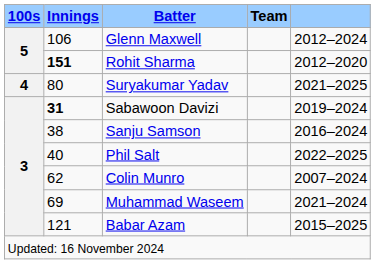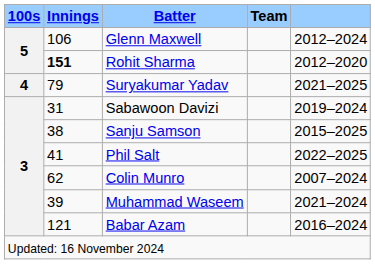(55, 86) 80 -> (55, 86) 79
(55, 109) bold -> (55, 109) normal
(331, 132) 2016–2024 -> (331, 132) 2015–2025
(55, 155) 40 -> (55, 155) 41
(55, 201) 69 -> (55, 201) 39
(331, 224) 2015–2025 -> (331, 224) 2016–2024
